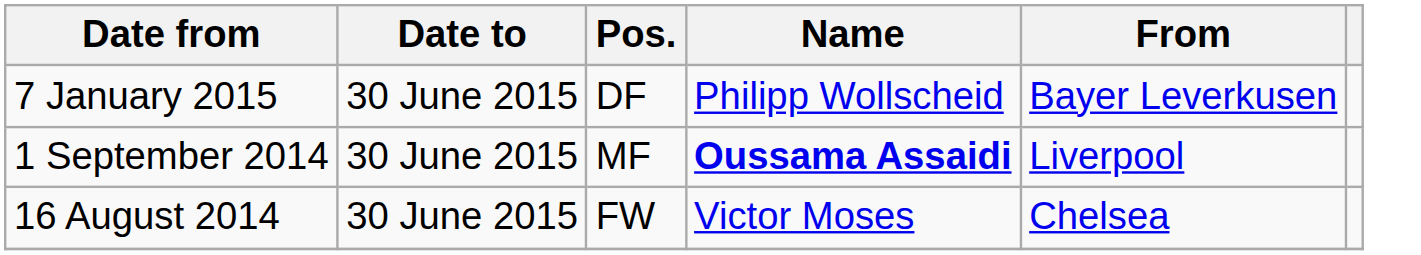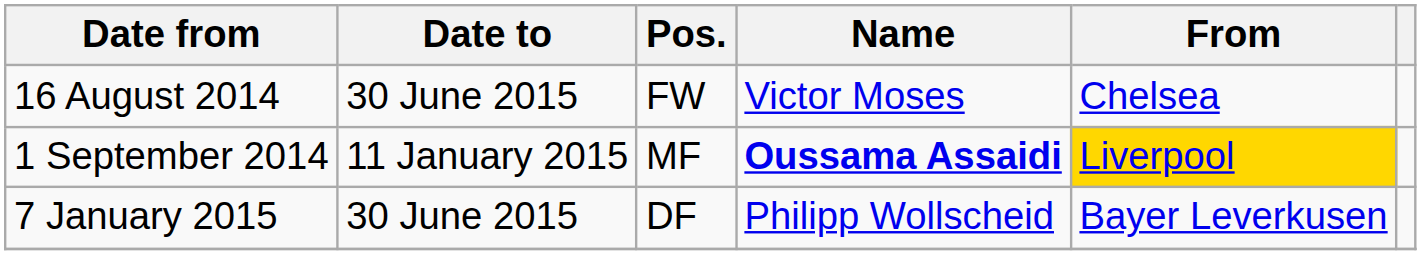rows swapped: (147, 216) <-> (146, 95)
(462, 156) 30 June 2015 -> (487, 156) 11 January 2015
(1107, 156) no background -> (1157, 156) gold background
